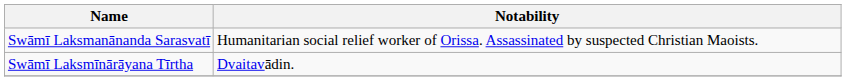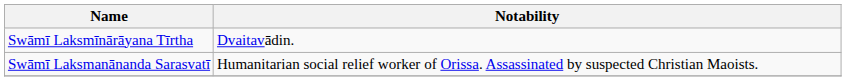rows swapped: (109, 40) <-> (101, 64)
